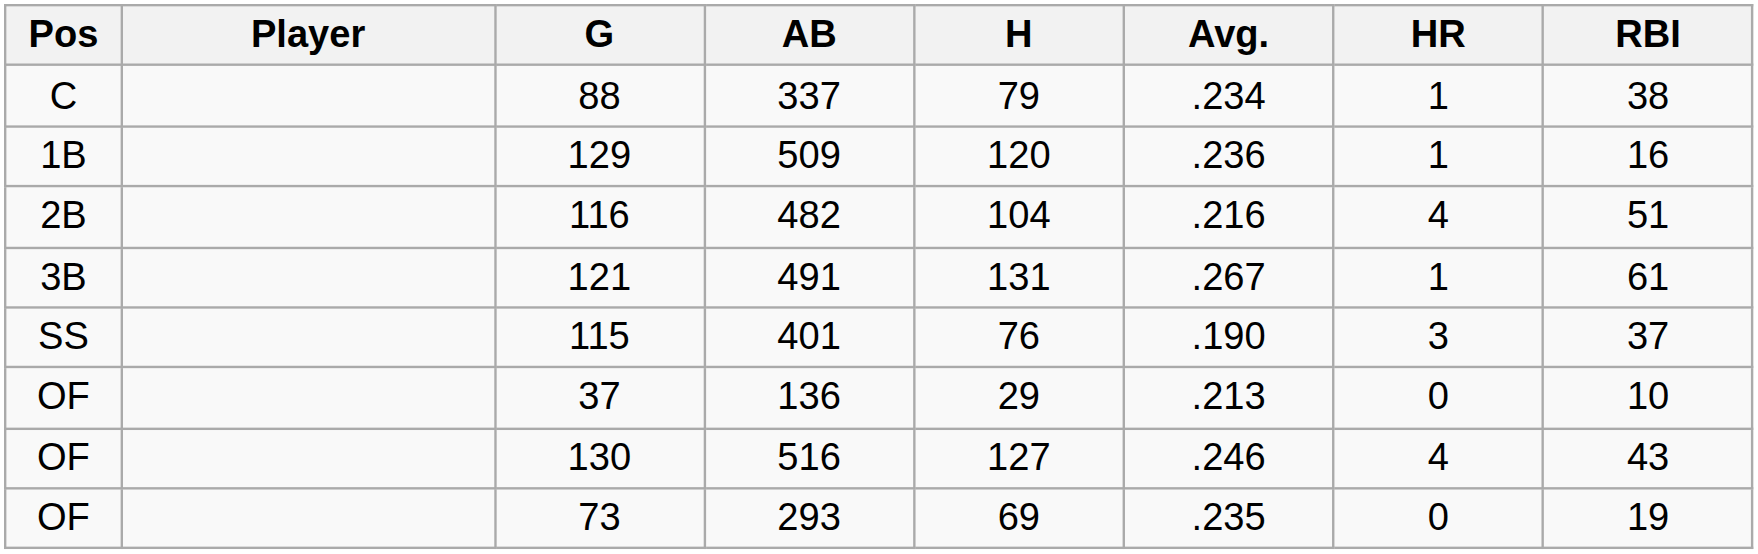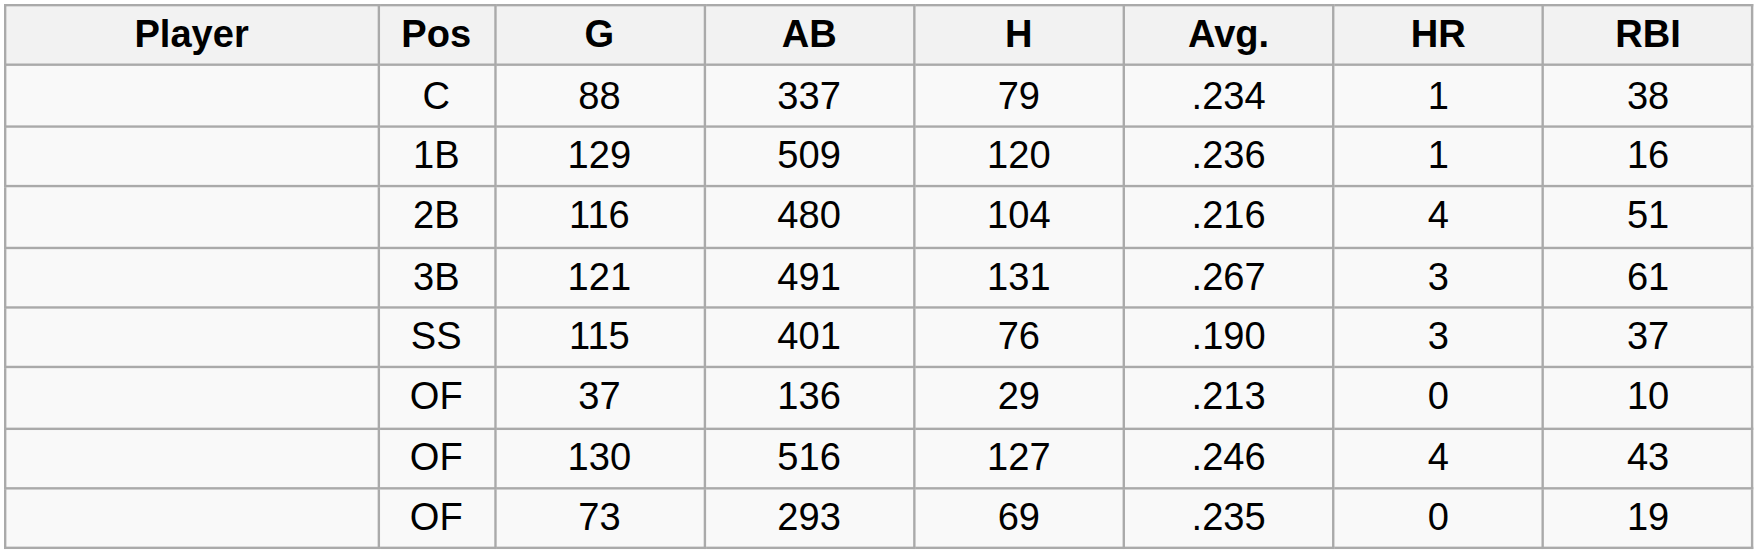columns swapped: (63, 34) <-> (308, 34)
(809, 215) 482 -> (809, 215) 480
(1438, 276) 1 -> (1438, 276) 3
